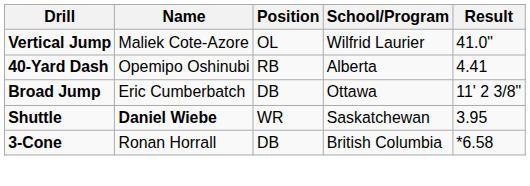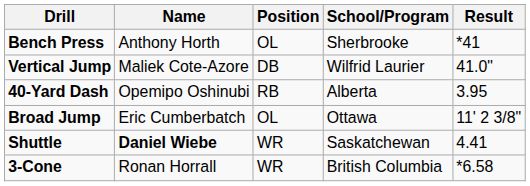+ row: (56, 42)
(268, 42) OL -> (268, 67) DB
(472, 67) 4.41 -> (472, 92) 3.95
(268, 92) DB -> (268, 117) OL
(472, 117) 3.95 -> (472, 142) 4.41
(268, 142) DB -> (270, 167) WR
